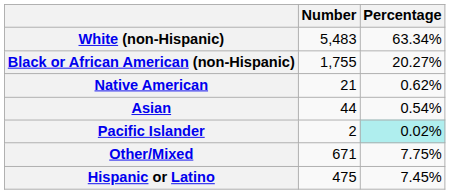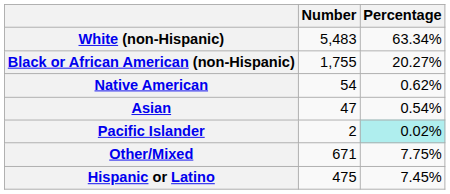(348, 85) 21 -> (348, 85) 54
(348, 108) 44 -> (348, 108) 47
